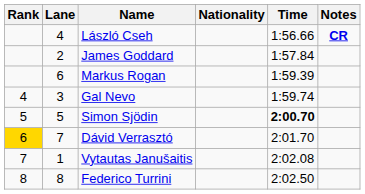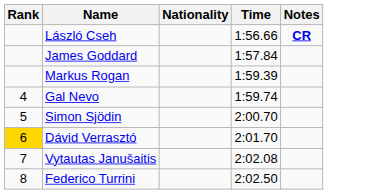- column: (60, 14)
(293, 117) bold -> (256, 117) normal
